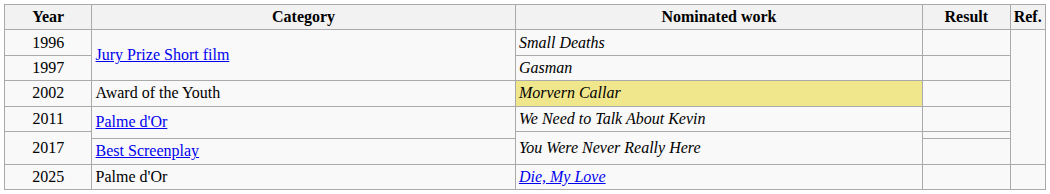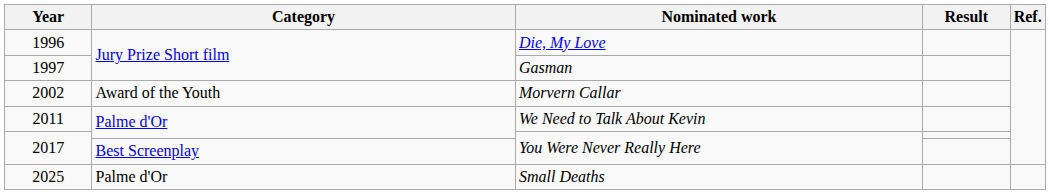(562, 42) Small Deaths -> (562, 42) Die, My Love
(570, 93) khaki background -> (570, 93) no background
(562, 176) Die, My Love -> (562, 176) Small Deaths
